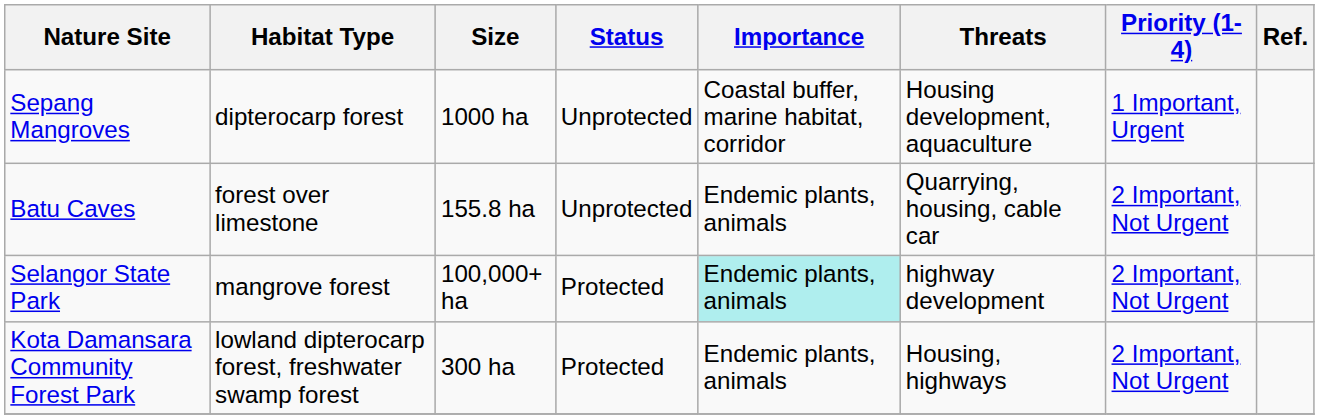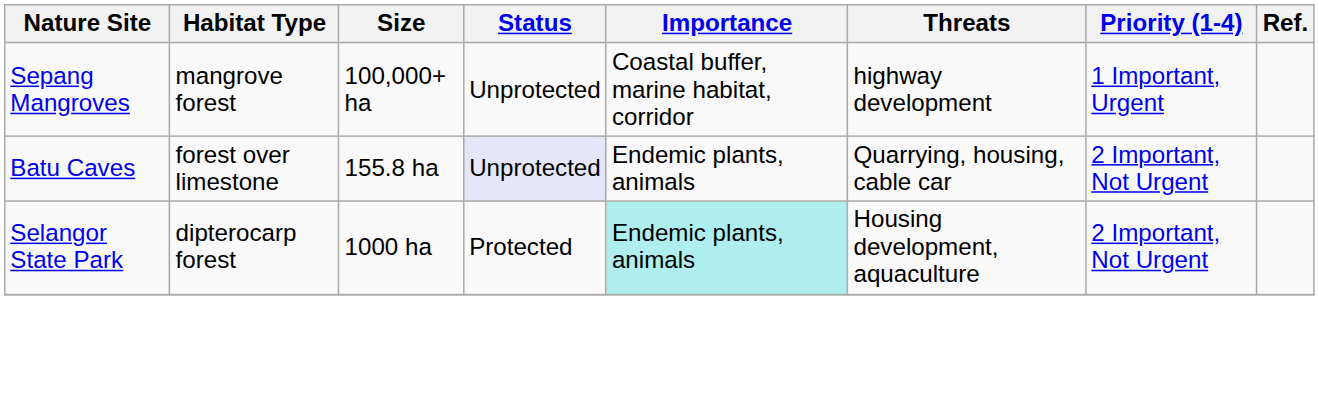(309, 116) dipterocarp forest -> (229, 89) mangrove forest
(485, 116) 1000 ha -> (395, 89) 100,000+ ha
(978, 116) Housing development, aquaculture -> (923, 89) highway development
(627, 209) no background -> (535, 168) lavender background
(302, 288) mangrove forest -> (236, 247) dipterocarp forest
(492, 288) 100,000+ ha -> (388, 247) 1000 ha
(975, 288) highway development -> (926, 247) Housing development, aquaculture
- row: (101, 367)
